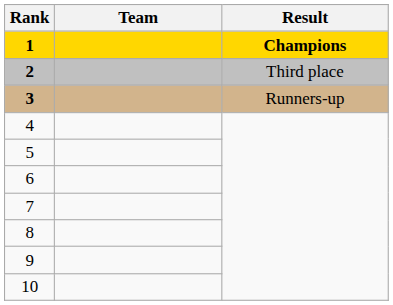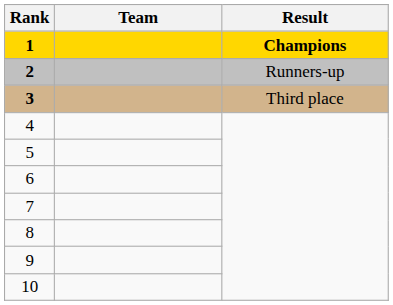(305, 71) Third place -> (305, 71) Runners-up
(305, 98) Runners-up -> (305, 98) Third place
